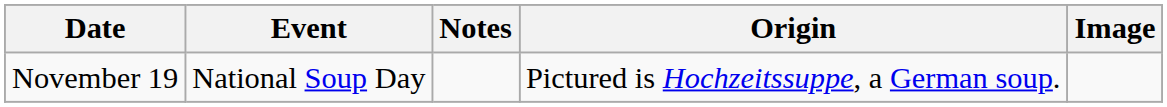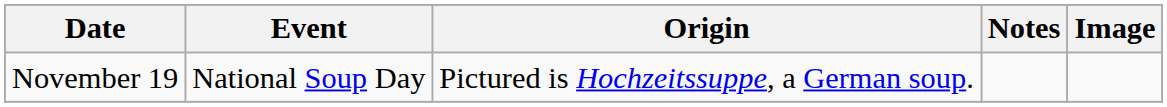columns swapped: (793, 28) <-> (476, 28)
